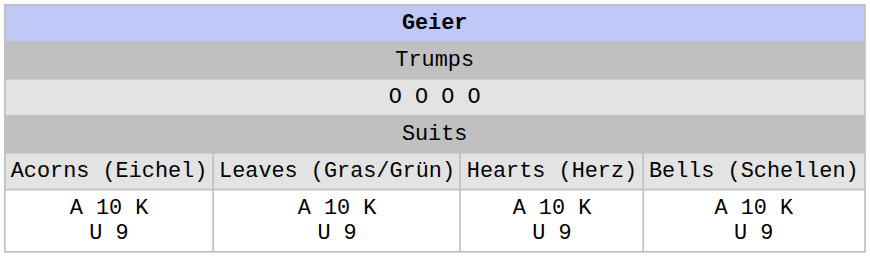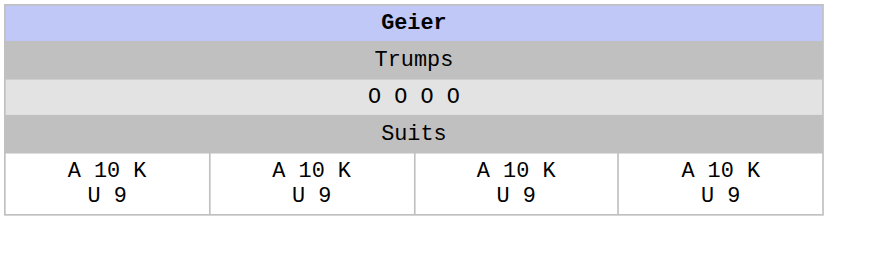- row: (109, 171)
